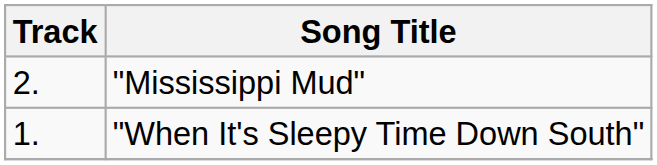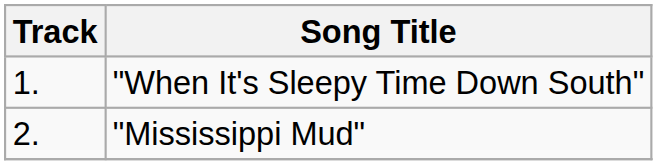rows swapped: (378, 134) <-> (239, 82)
